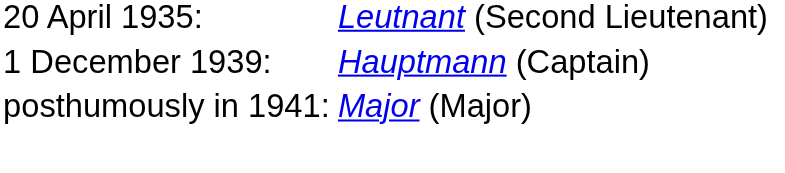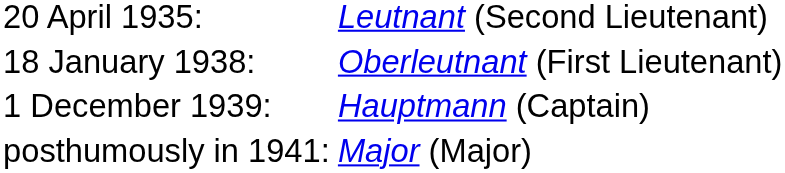+ row: (129, 61)
